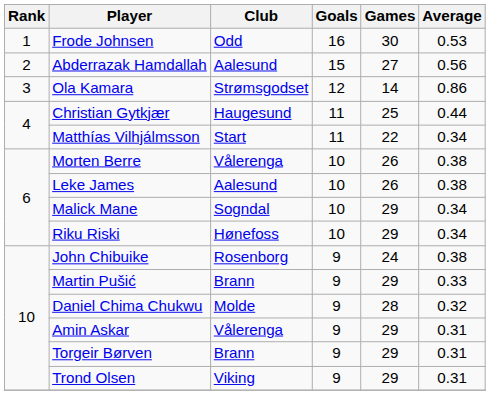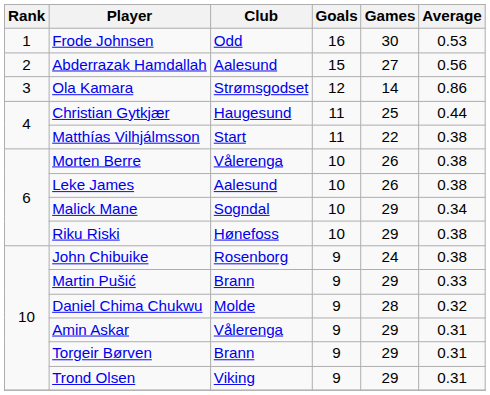(452, 137) 0.34 -> (452, 137) 0.38
(452, 233) 0.34 -> (452, 233) 0.38
